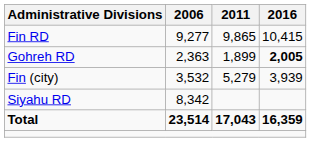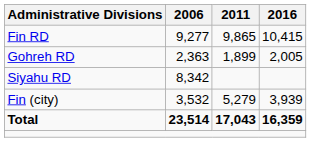(286, 57) bold -> (286, 57) normal
rows swapped: (39, 99) <-> (33, 78)
